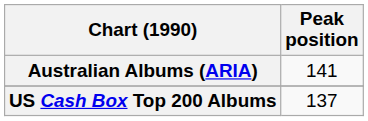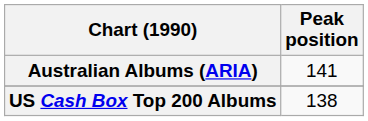(322, 100) 137 -> (322, 100) 138
